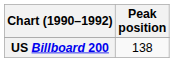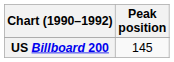(142, 47) 138 -> (142, 47) 145
